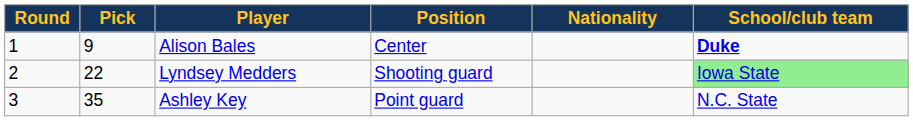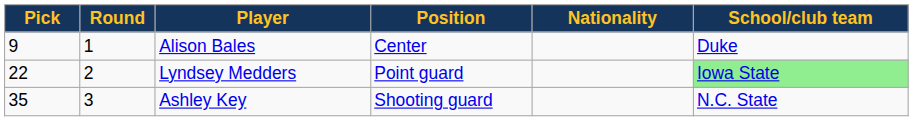columns swapped: (42, 18) <-> (117, 18)
(718, 45) bold -> (717, 45) normal
(433, 73) Shooting guard -> (419, 73) Point guard
(419, 101) Point guard -> (433, 101) Shooting guard
